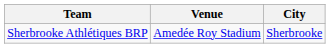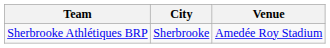columns swapped: (294, 14) <-> (207, 14)
